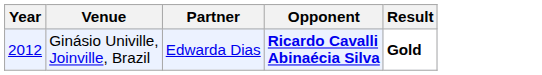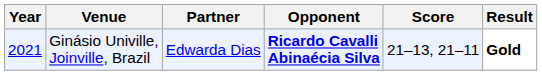+ column: (433, 17)
(25, 50) 2012 -> (25, 50) 2021
